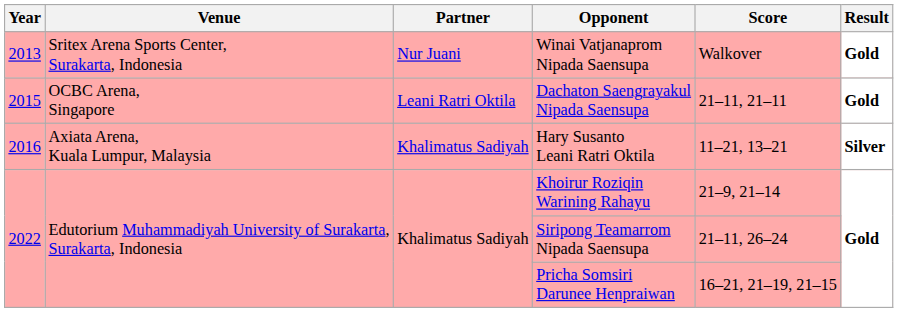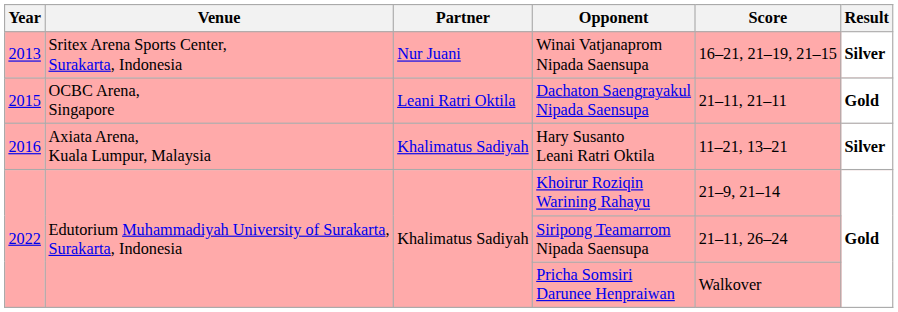(730, 54) Walkover -> (768, 54) 16–21, 21–19, 21–15
(862, 54) Gold -> (865, 54) Silver
(768, 284) 16–21, 21–19, 21–15 -> (730, 284) Walkover
